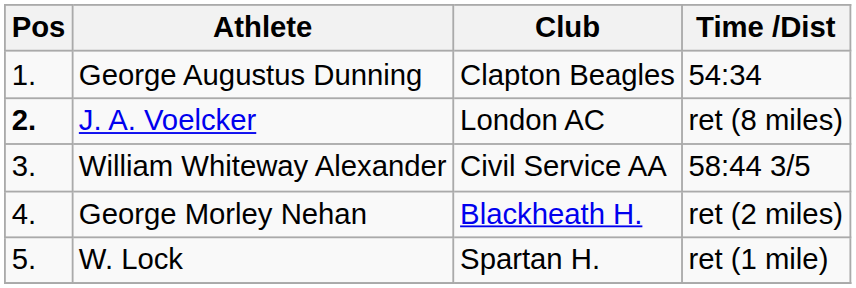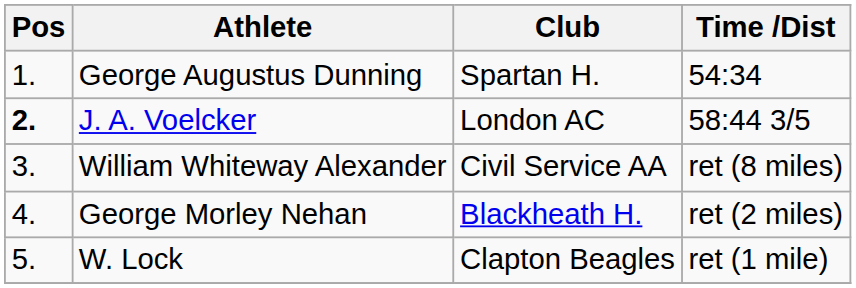(568, 74) Clapton Beagles -> (530, 74) Spartan H.
(766, 120) ret (8 miles) -> (750, 120) 58:44 3/5
(750, 167) 58:44 3/5 -> (766, 167) ret (8 miles)
(530, 259) Spartan H. -> (568, 259) Clapton Beagles
